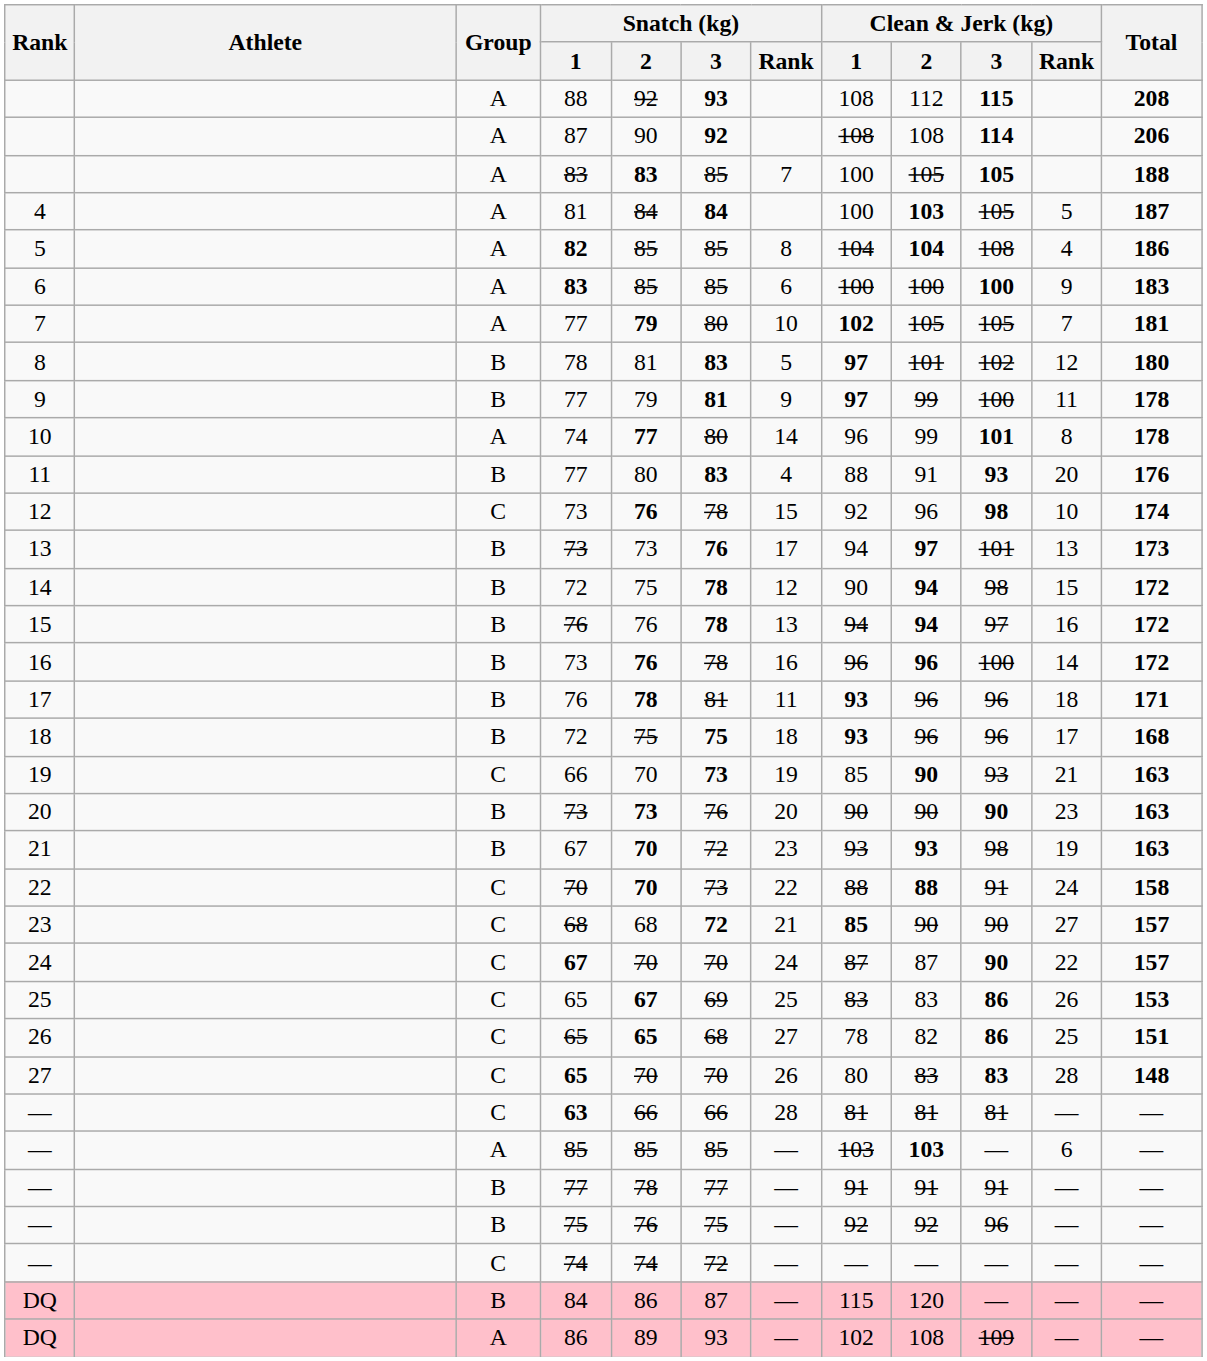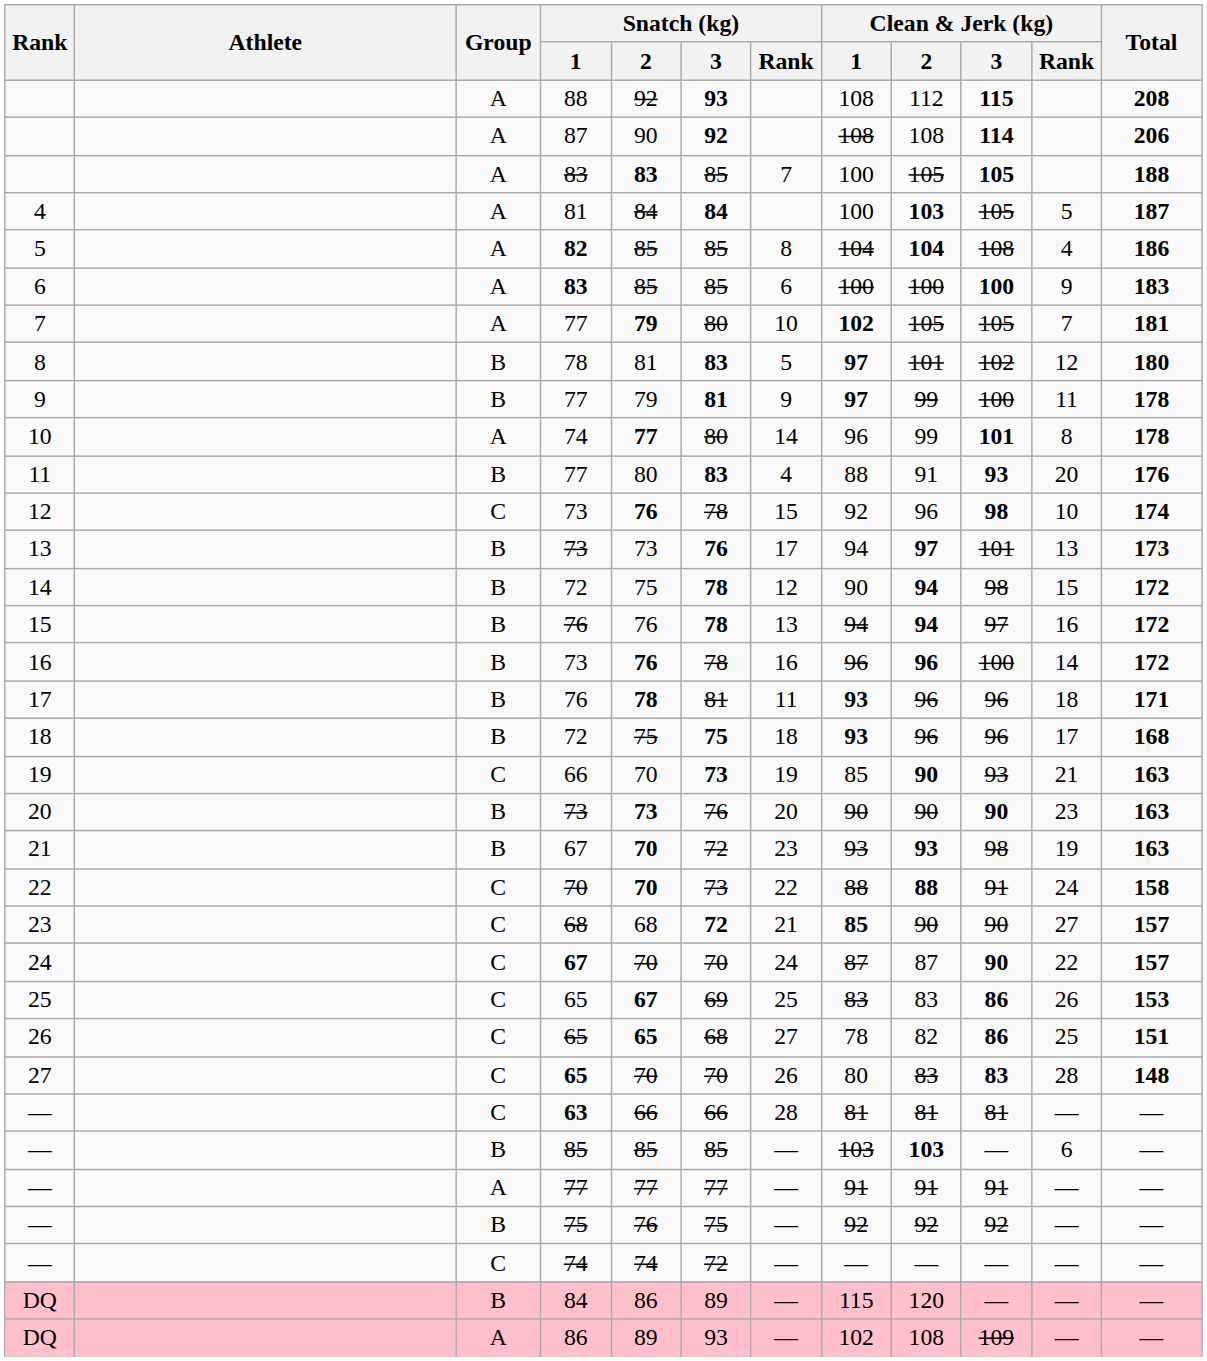(498, 1149) A -> (498, 1149) B
(498, 1187) B -> (498, 1187) A
(646, 1187) 78 -> (646, 1187) 77
(996, 1225) 96 -> (996, 1225) 92
(716, 1300) 87 -> (716, 1300) 89
